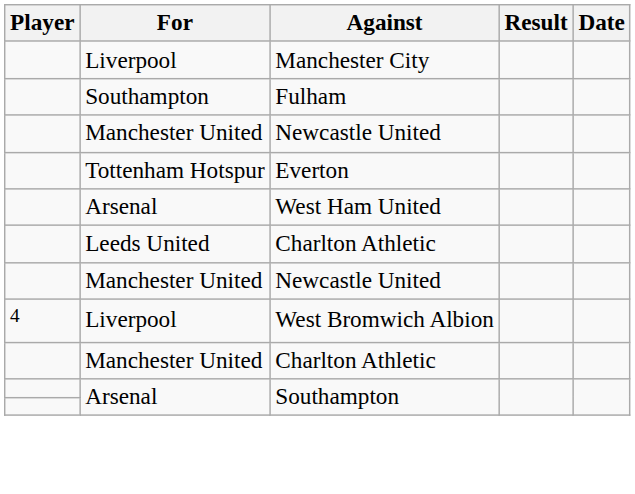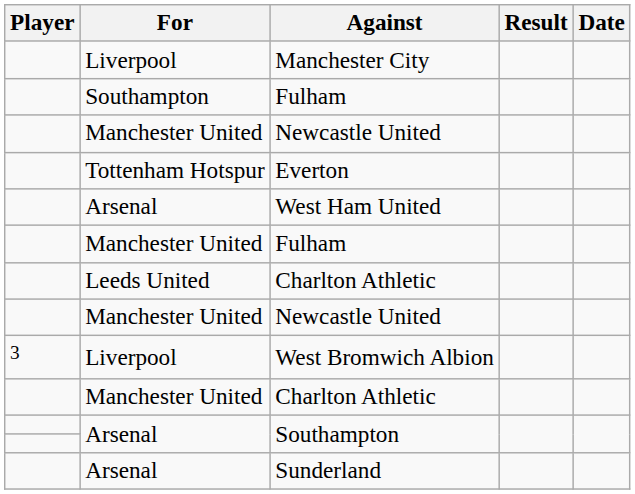+ row: (174, 243)
(15, 315) 4 -> (15, 352) 3
+ row: (121, 470)
